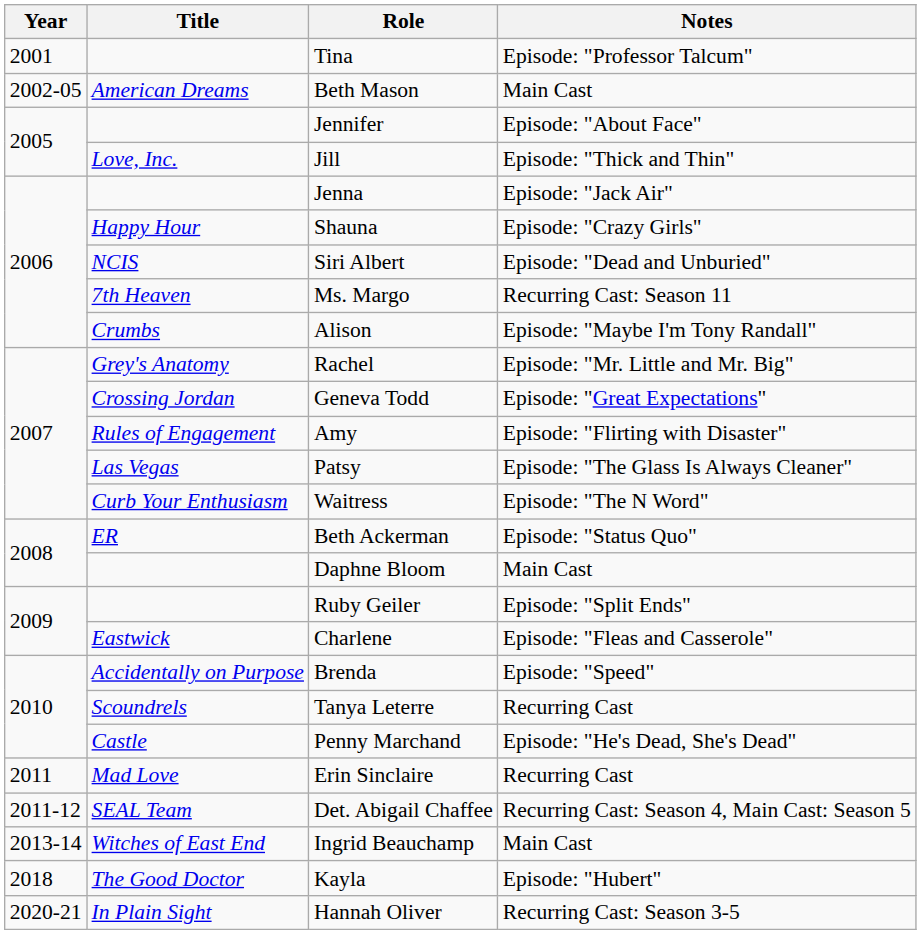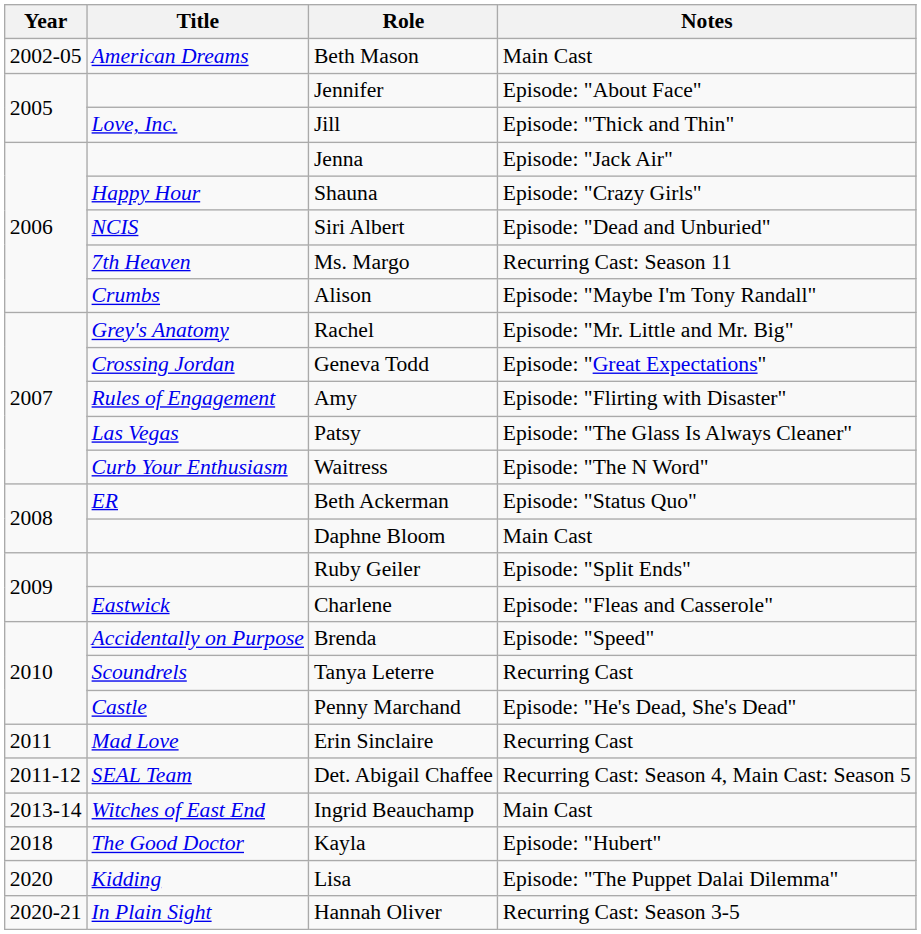- row: (333, 55)
+ row: (333, 878)
